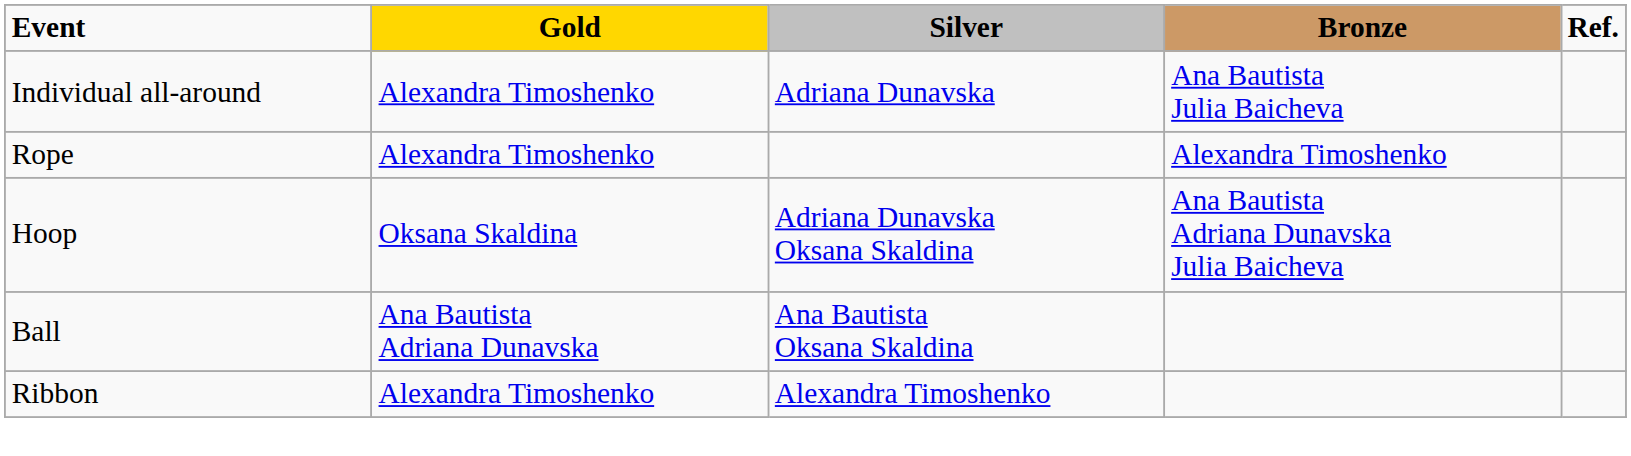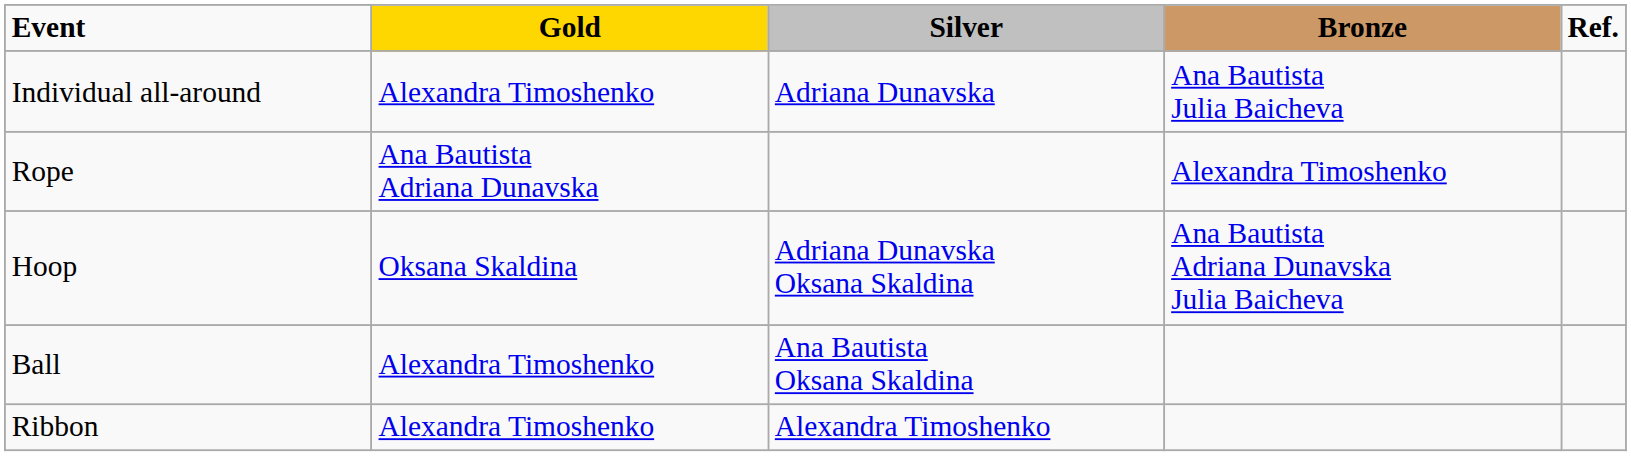(516, 154) Alexandra Timoshenko -> (489, 170) Ana Bautista Adriana Dunavska
(489, 330) Ana Bautista Adriana Dunavska -> (516, 363) Alexandra Timoshenko
